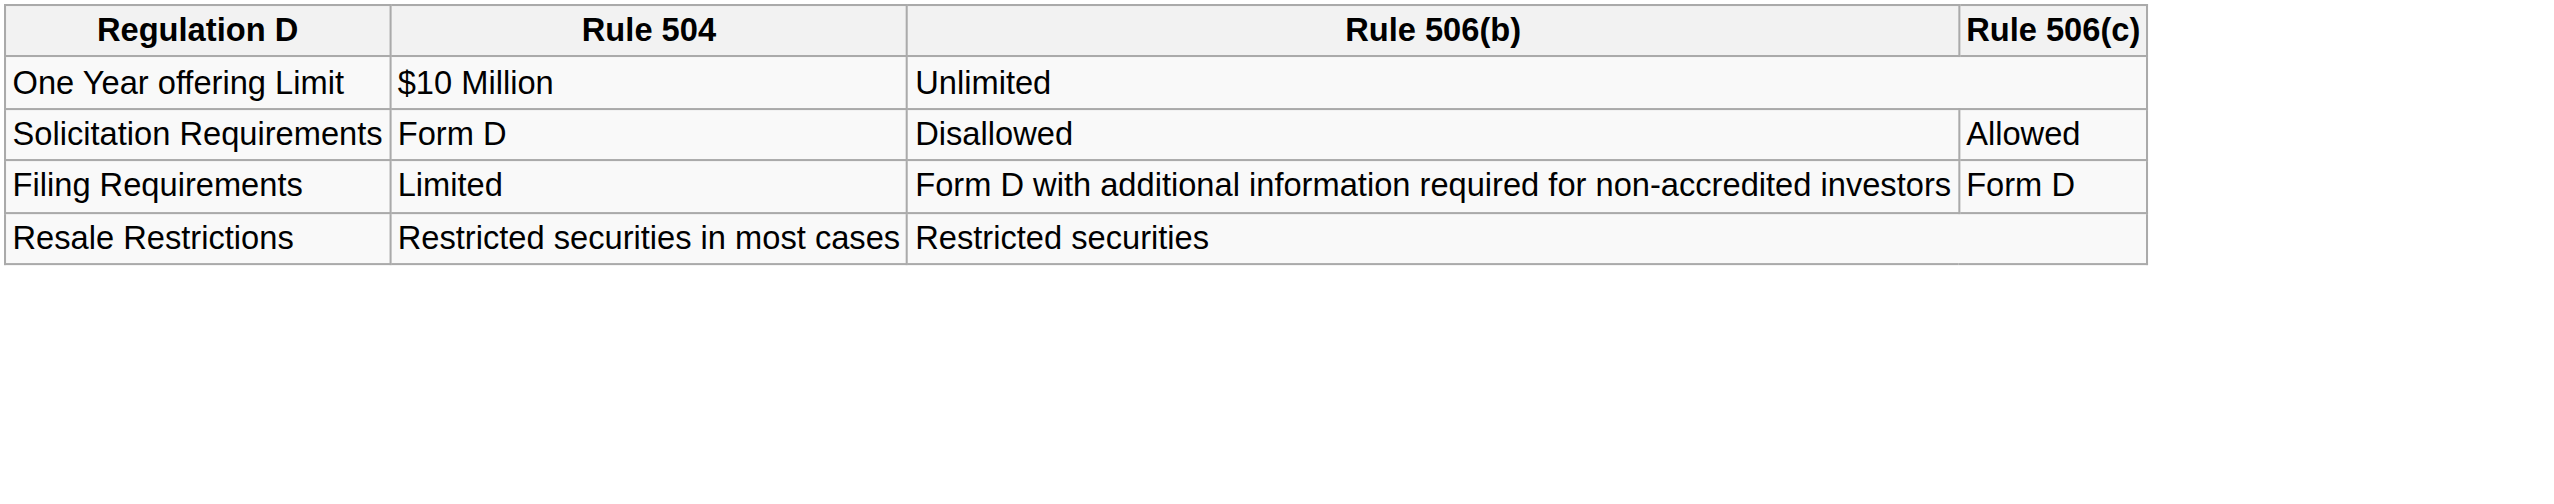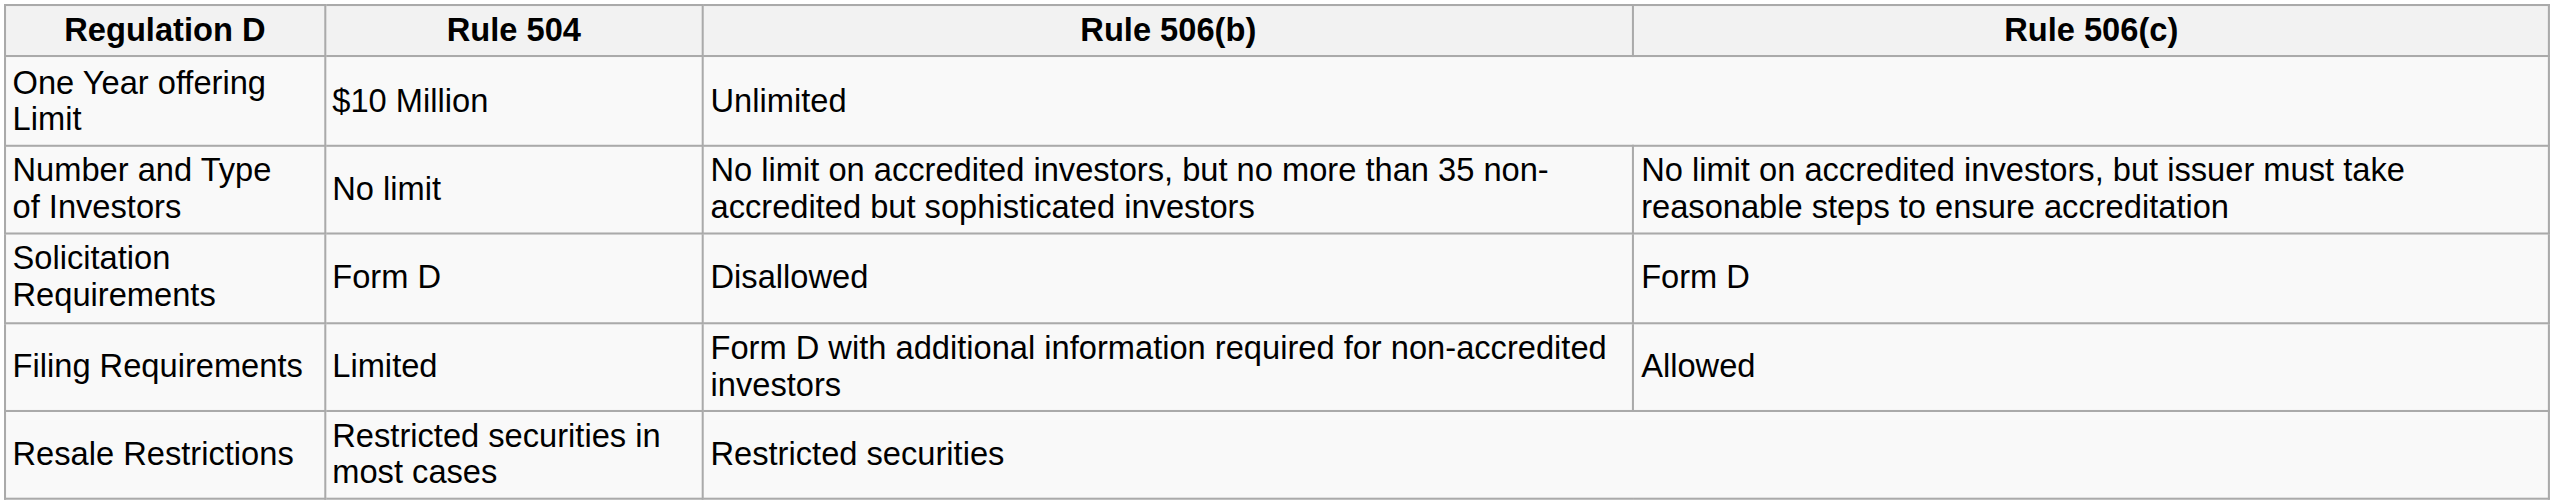+ row: (142, 188)
(2023, 133) Allowed -> (1696, 277) Form D
(2021, 185) Form D -> (1698, 365) Allowed
